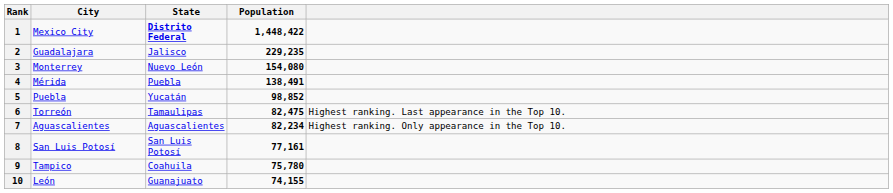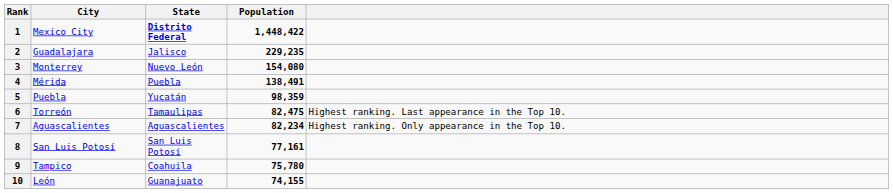(288, 96) 98,852 -> (288, 96) 98,359
